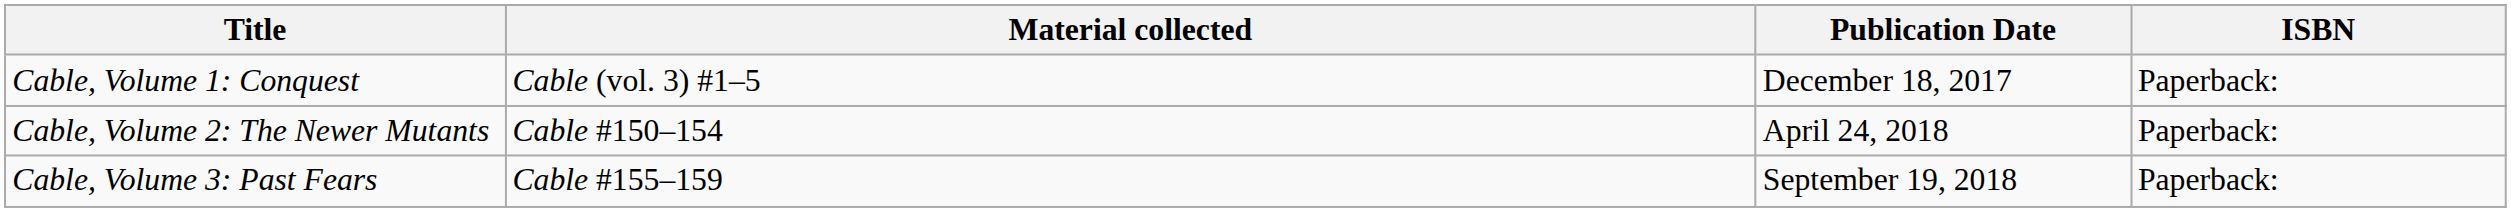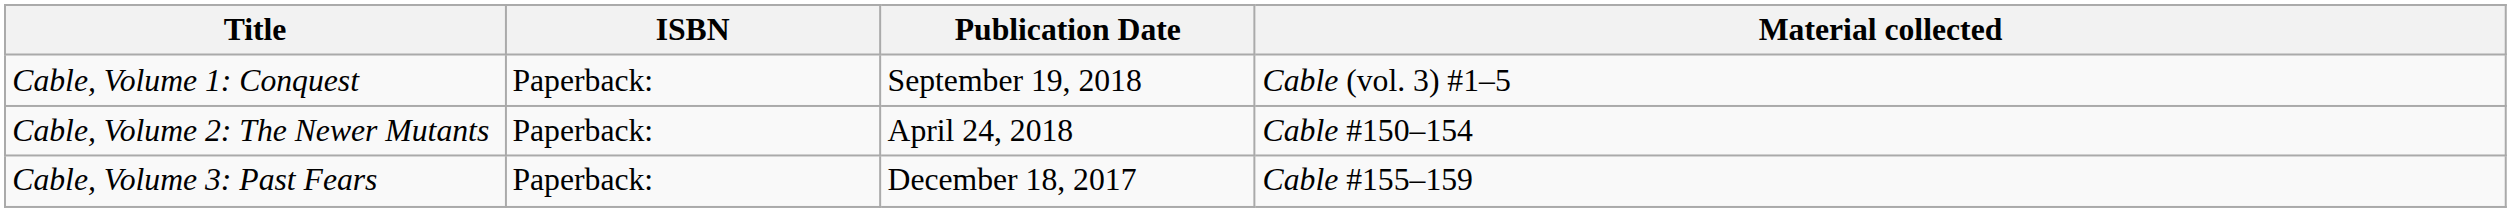columns swapped: (1130, 29) <-> (2318, 29)
(1887, 79) December 18, 2017 -> (1015, 79) September 19, 2018
(1890, 180) September 19, 2018 -> (1012, 180) December 18, 2017
